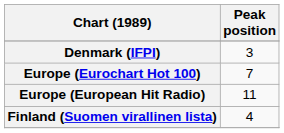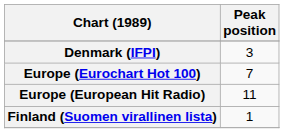(250, 116) 4 -> (250, 116) 1
